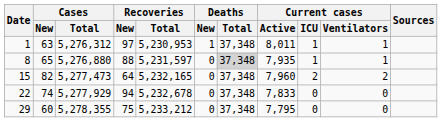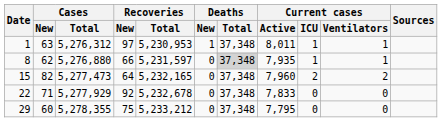(47, 61) 65 -> (47, 61) 62
(128, 61) 88 -> (128, 61) 66
(47, 93) 74 -> (47, 93) 71
(128, 93) 94 -> (128, 93) 92
